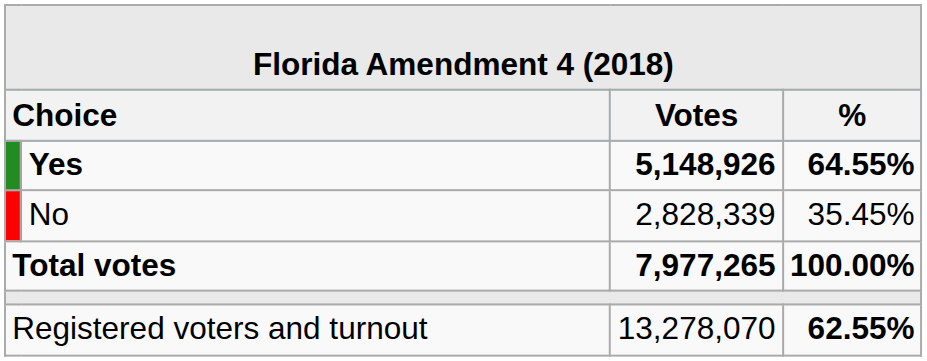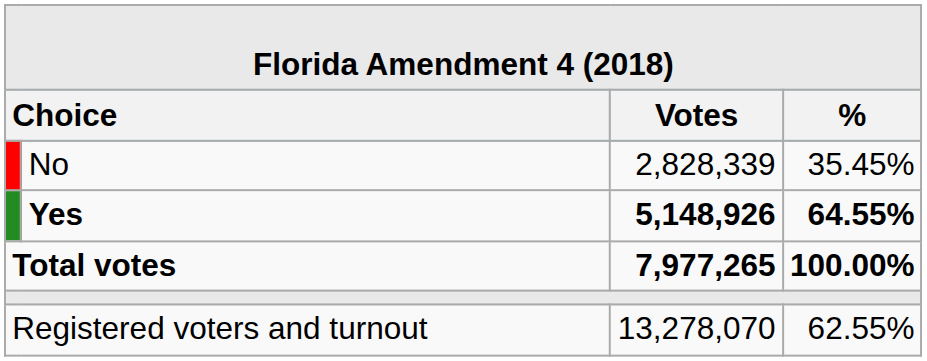rows swapped: (56, 164) <-> (49, 214)
(861, 329) bold -> (861, 329) normal
